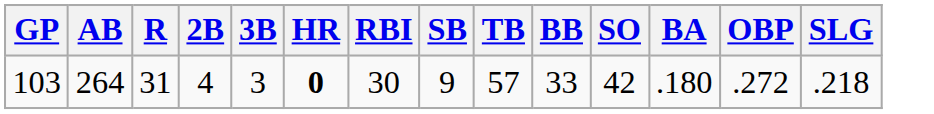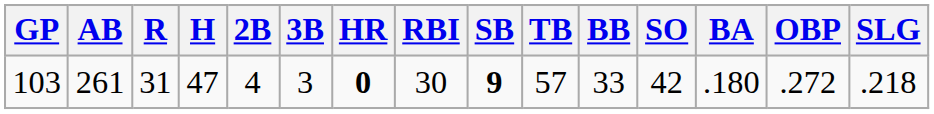+ column: (203, 30)
(100, 81) 264 -> (100, 81) 261
(447, 81) normal -> (494, 81) bold
